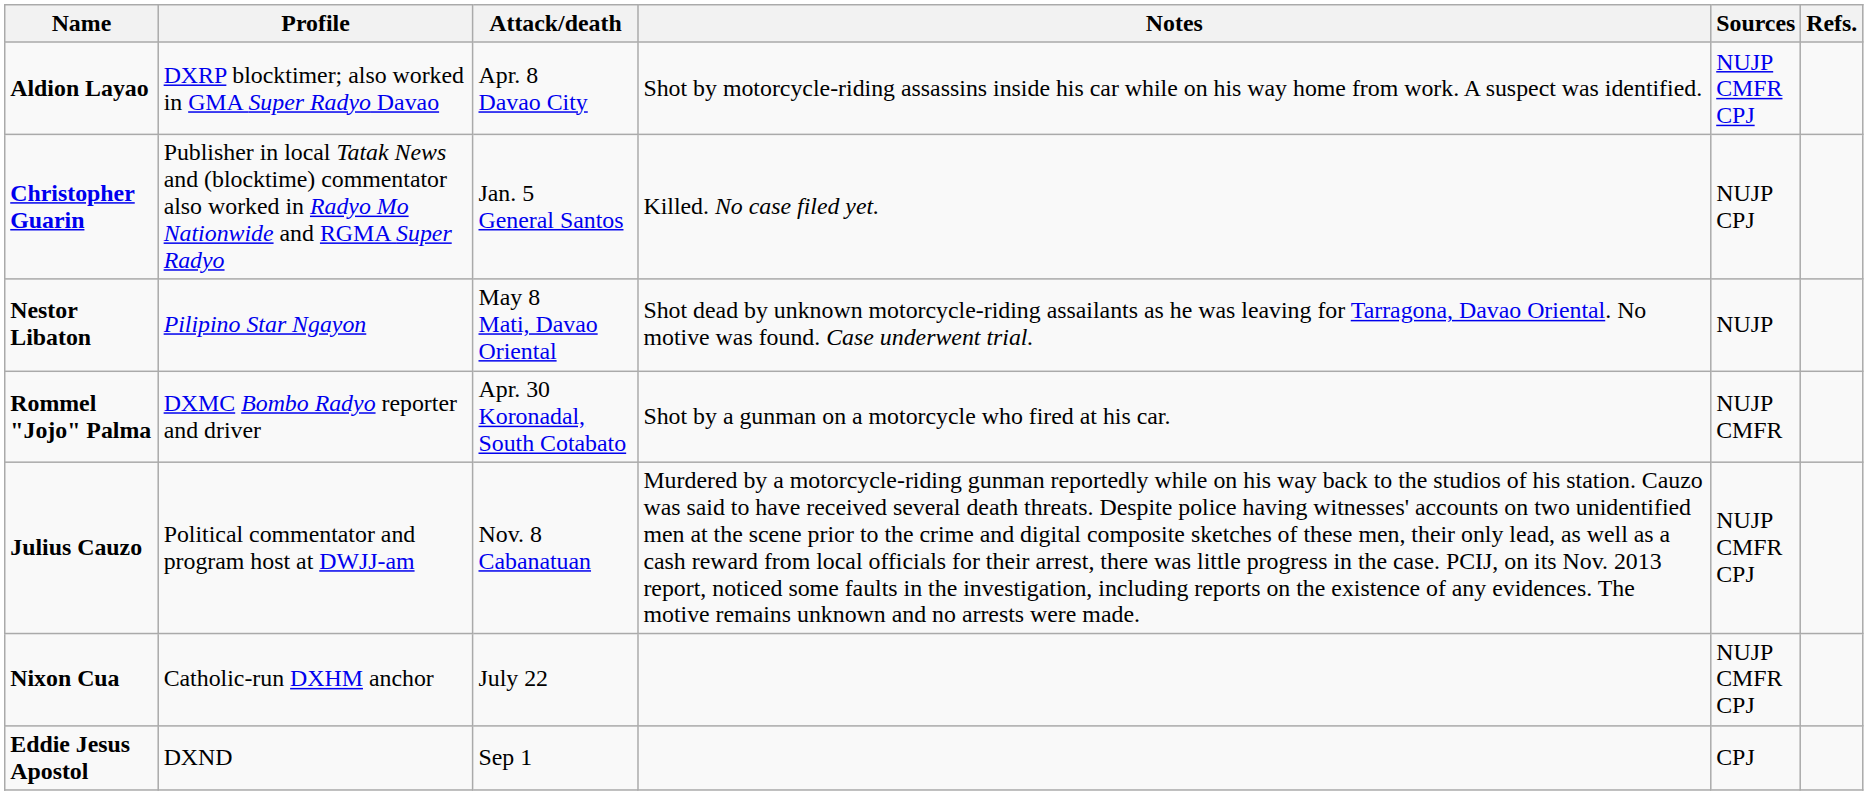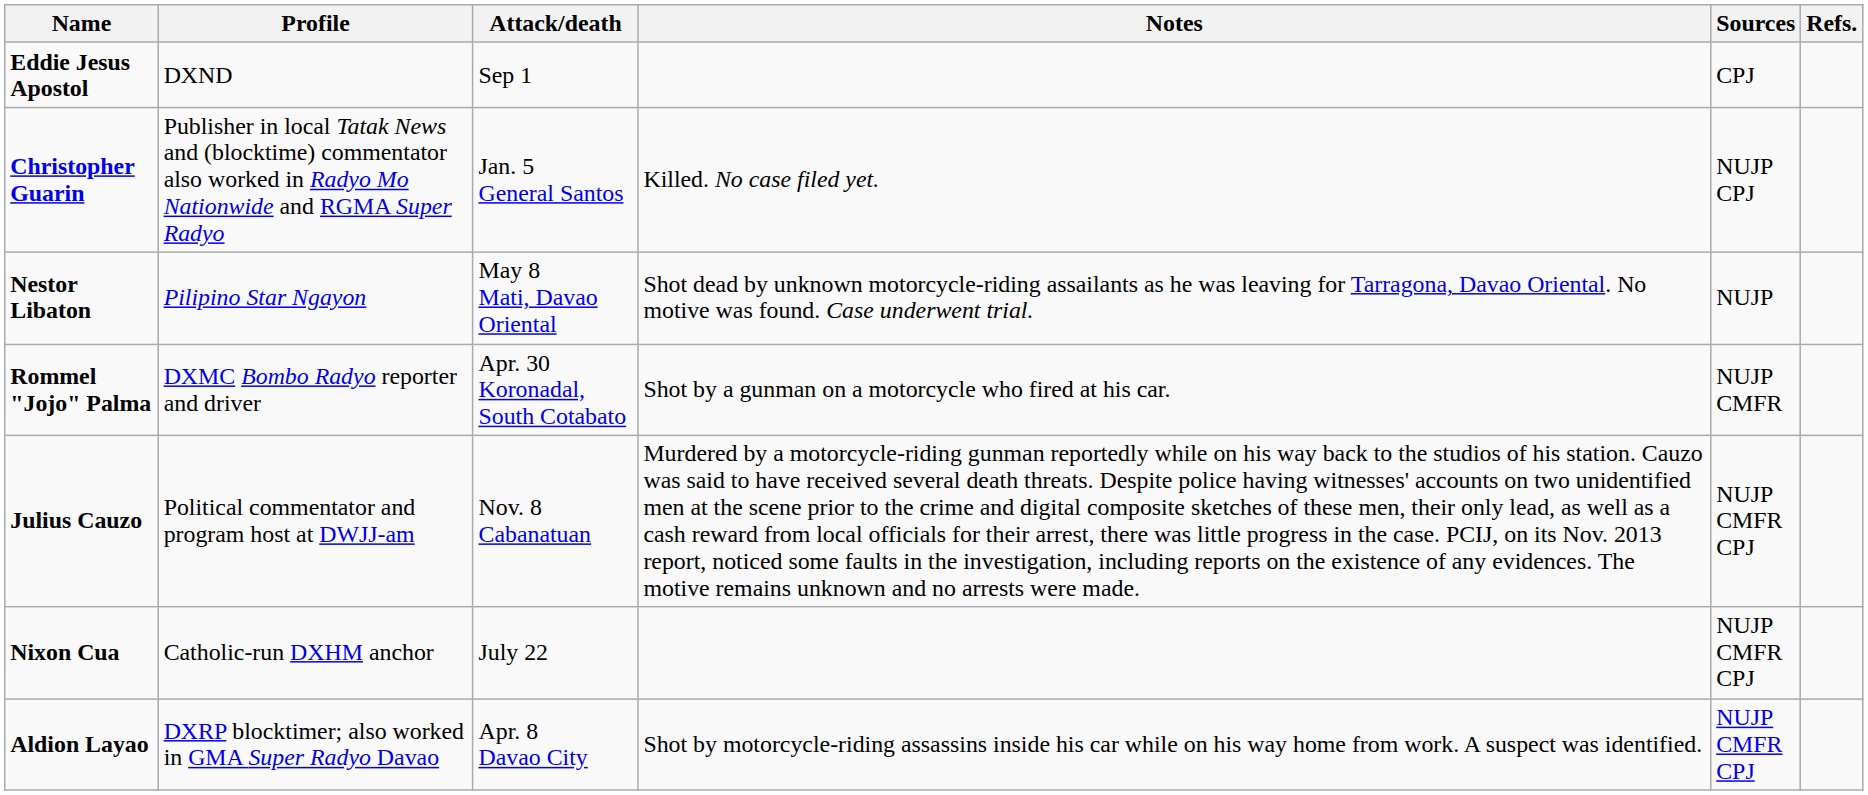rows swapped: (79, 88) <-> (70, 757)
